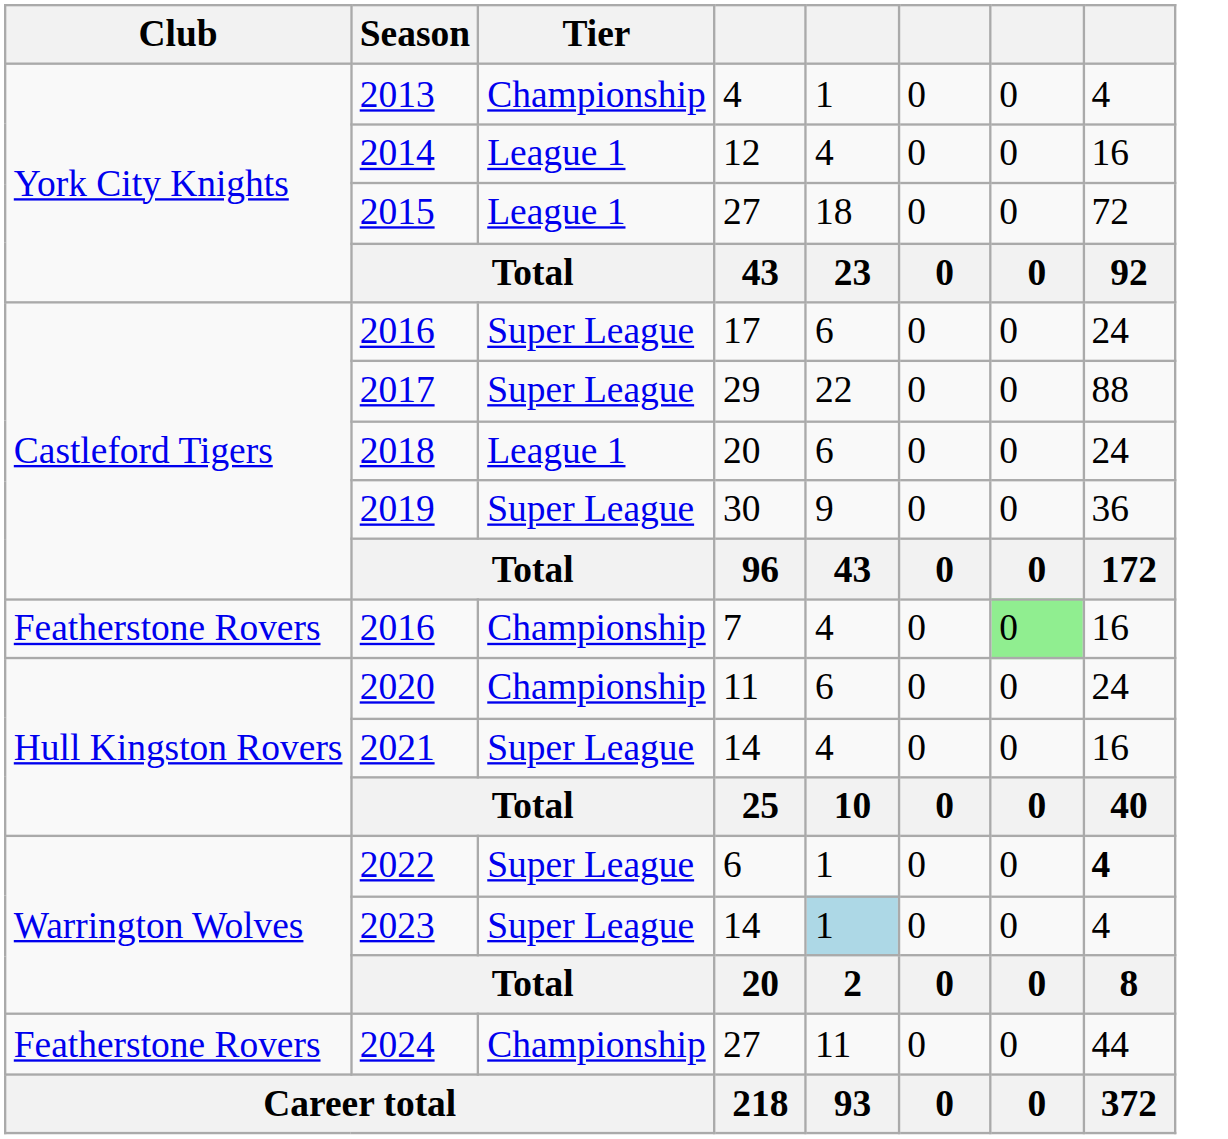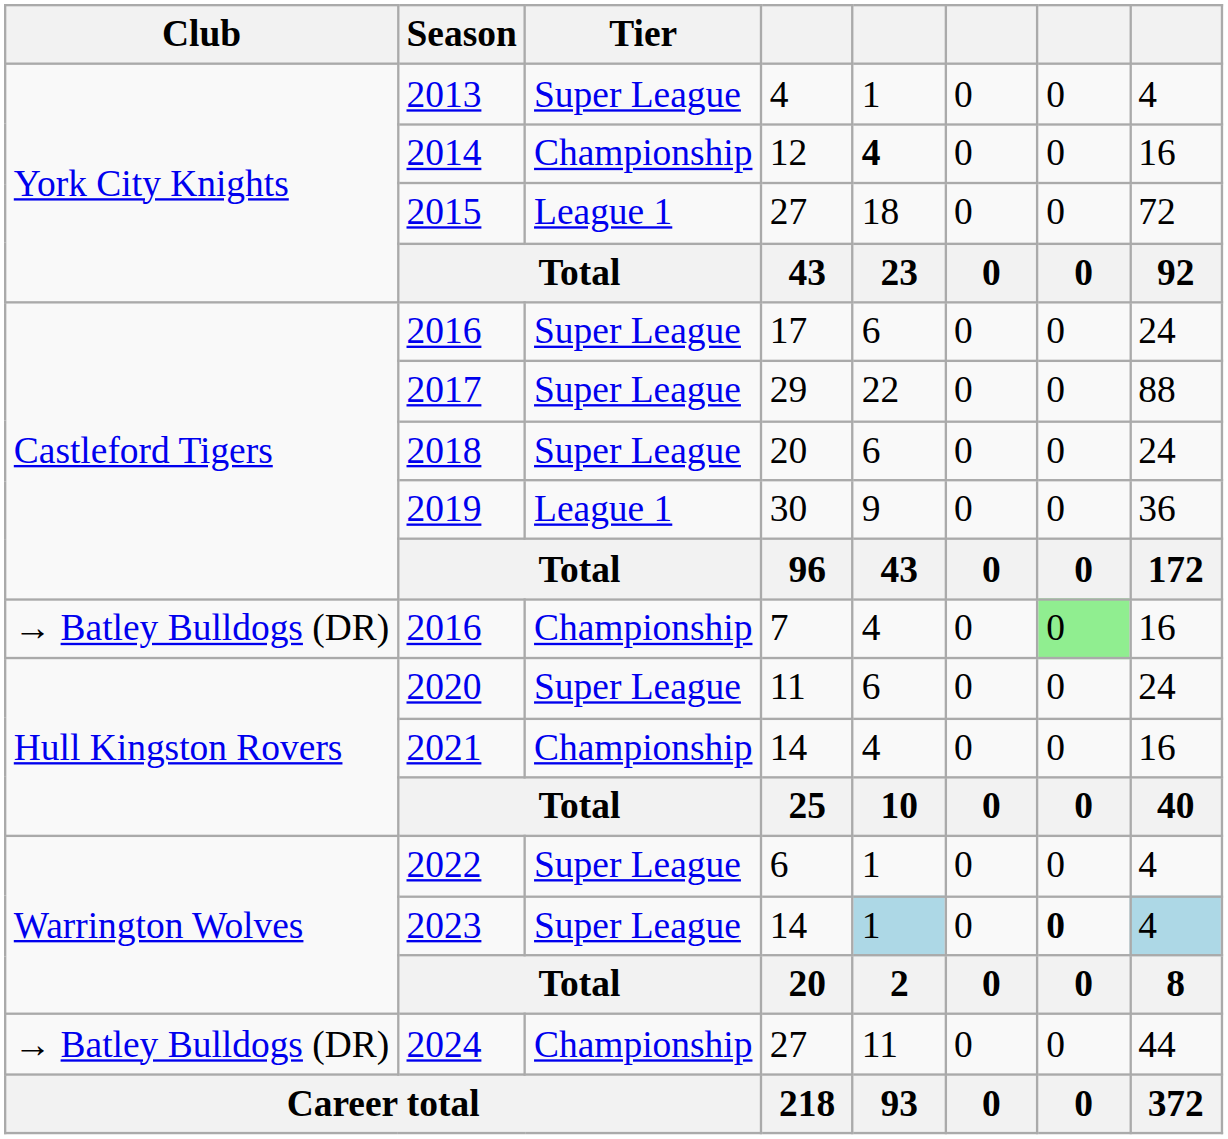(596, 93) Championship -> (637, 93) Super League
(556, 152) League 1 -> (643, 152) Championship
(824, 152) normal -> (871, 152) bold
(556, 449) League 1 -> (637, 449) Super League
(591, 509) Super League -> (603, 509) League 1
(167, 627) Featherstone Rovers -> (202, 627) → Batley Bulldogs (DR)
(596, 687) Championship -> (637, 687) Super League
(591, 746) Super League -> (643, 746) Championship
(1101, 865) bold -> (1148, 865) normal
(1009, 924) normal -> (1056, 924) bold
(1101, 924) no background -> (1148, 924) lightblue background
(167, 1043) Featherstone Rovers -> (202, 1043) → Batley Bulldogs (DR)
